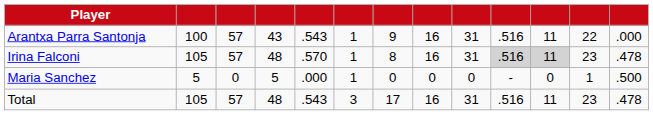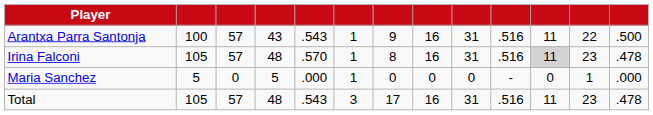(629, 36) .000 -> (629, 36) .500
(511, 57) lightgrey background -> (511, 57) no background
(629, 78) .500 -> (629, 78) .000
